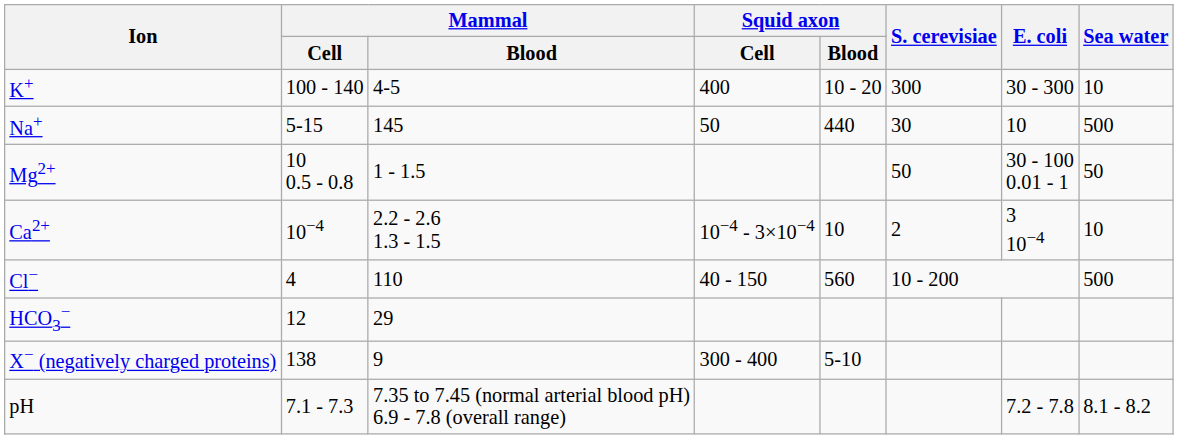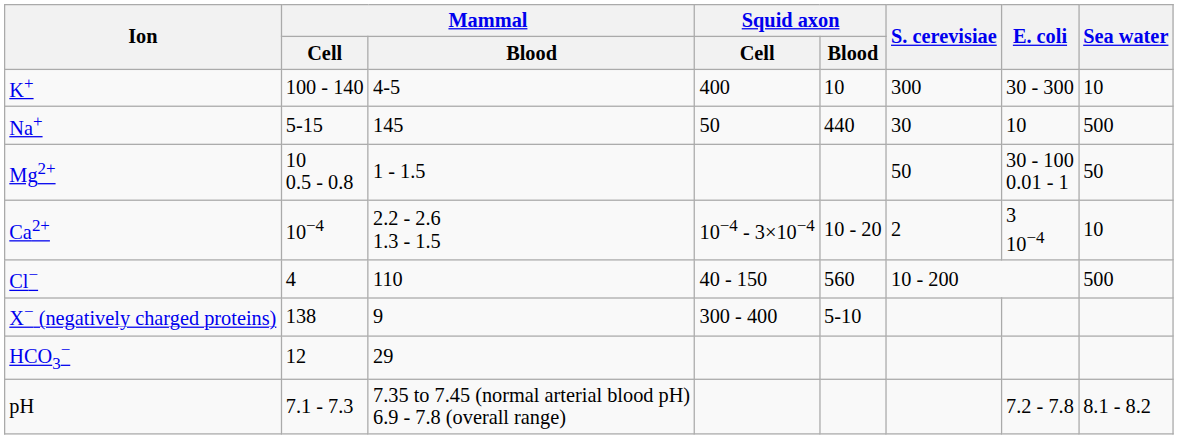(853, 87) 10 - 20 -> (834, 87) 10
(834, 229) 10 -> (853, 229) 10 - 20
rows swapped: (143, 359) <-> (40, 319)
